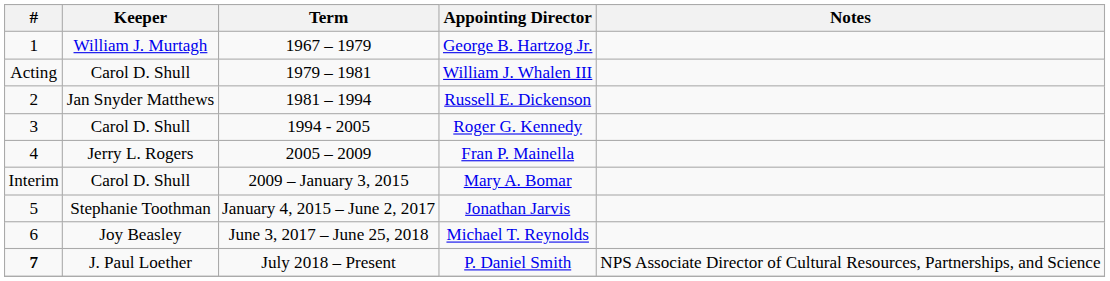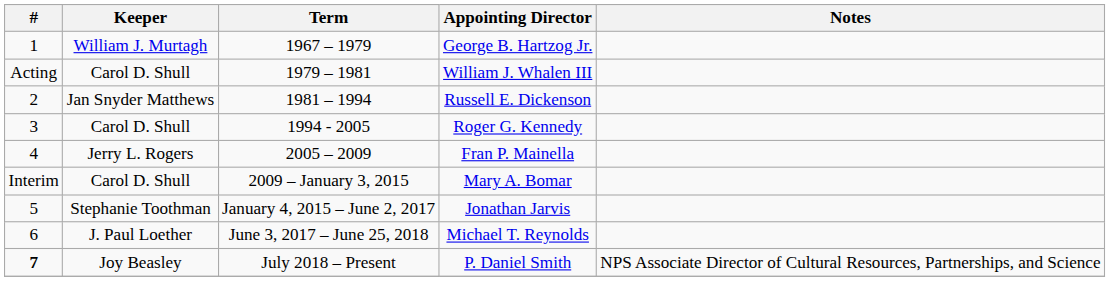(140, 235) Joy Beasley -> (140, 235) J. Paul Loether
(140, 262) J. Paul Loether -> (140, 262) Joy Beasley
